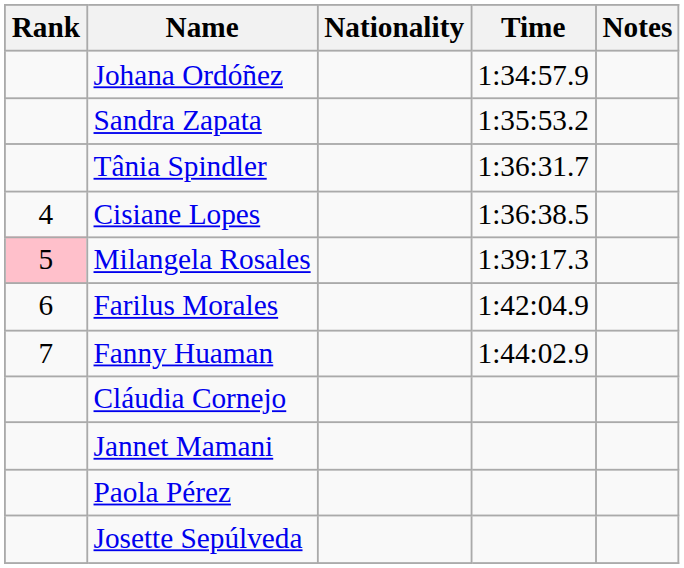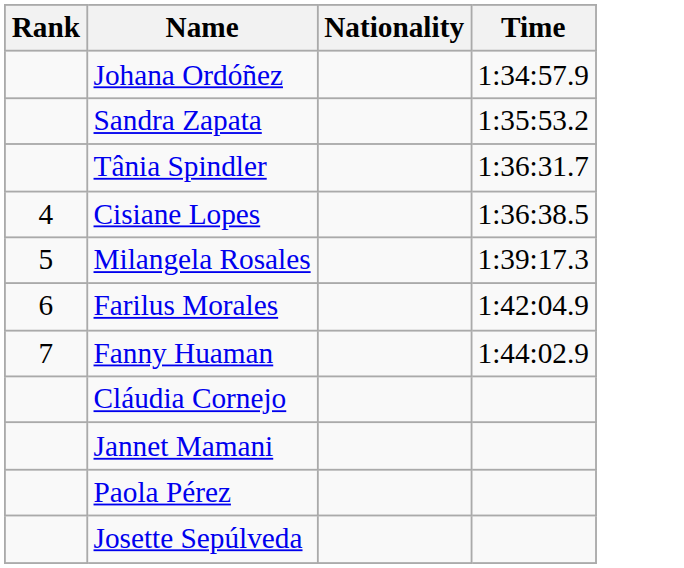- column: (637, 27)
(46, 259) pink background -> (46, 259) no background
